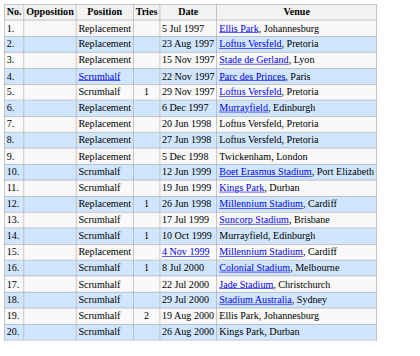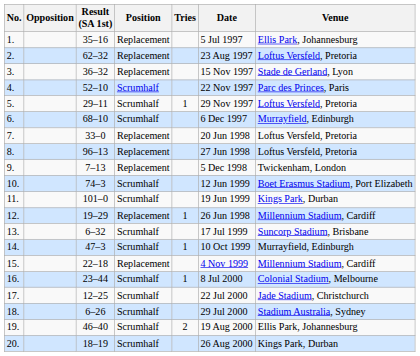+ column: (95, 18)
(105, 108) Replacement -> (138, 119) Scrumhalf
